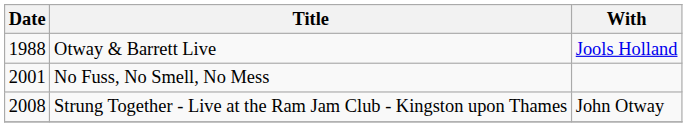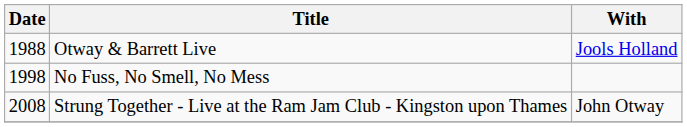(27, 77) 2001 -> (27, 77) 1998
